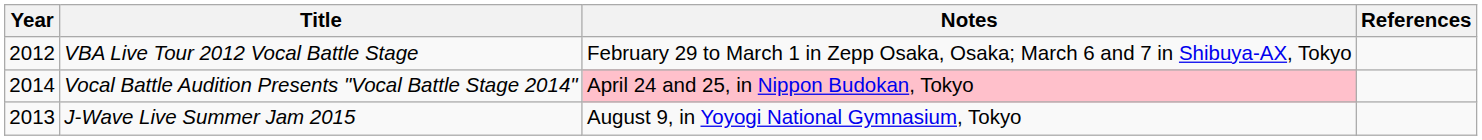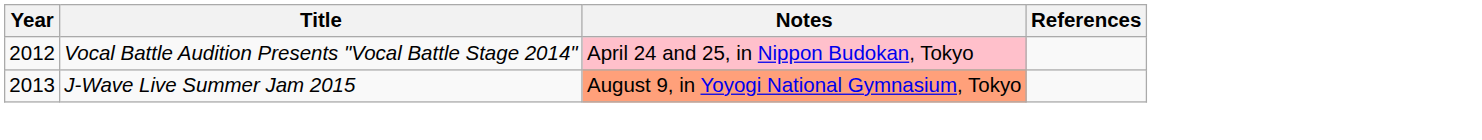- row: (241, 53)
(32, 85) 2014 -> (32, 53) 2012
(804, 118) no background -> (804, 85) lightsalmon background
